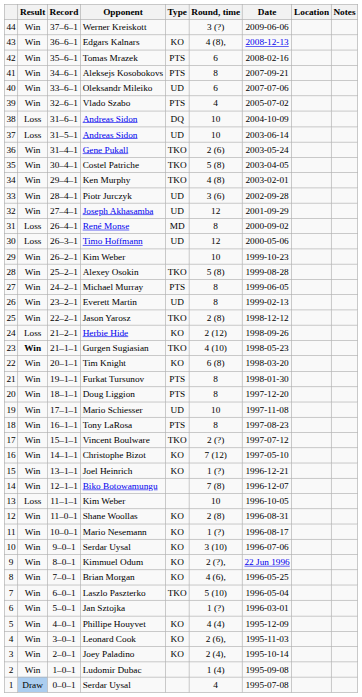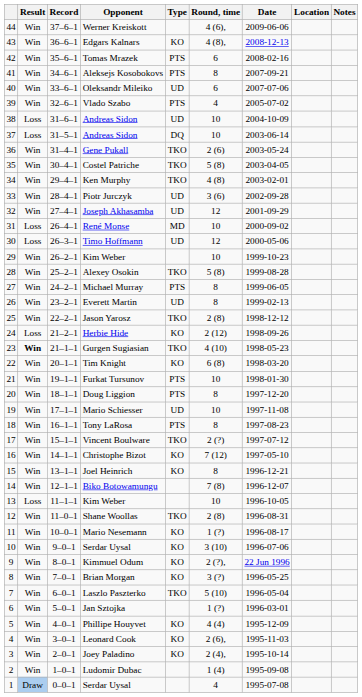(216, 27) 3 (?) -> (216, 27) 4 (6),
(177, 119) DQ -> (177, 119) UD
(177, 134) UD -> (177, 134) DQ
(216, 226) 8 -> (216, 226) 10
(216, 379) 8 -> (216, 379) 10
(216, 470) 1 (?) -> (216, 470) 8
(177, 516) KO -> (177, 516) TKO
(216, 577) 4 (6), -> (216, 577) 3 (?)
